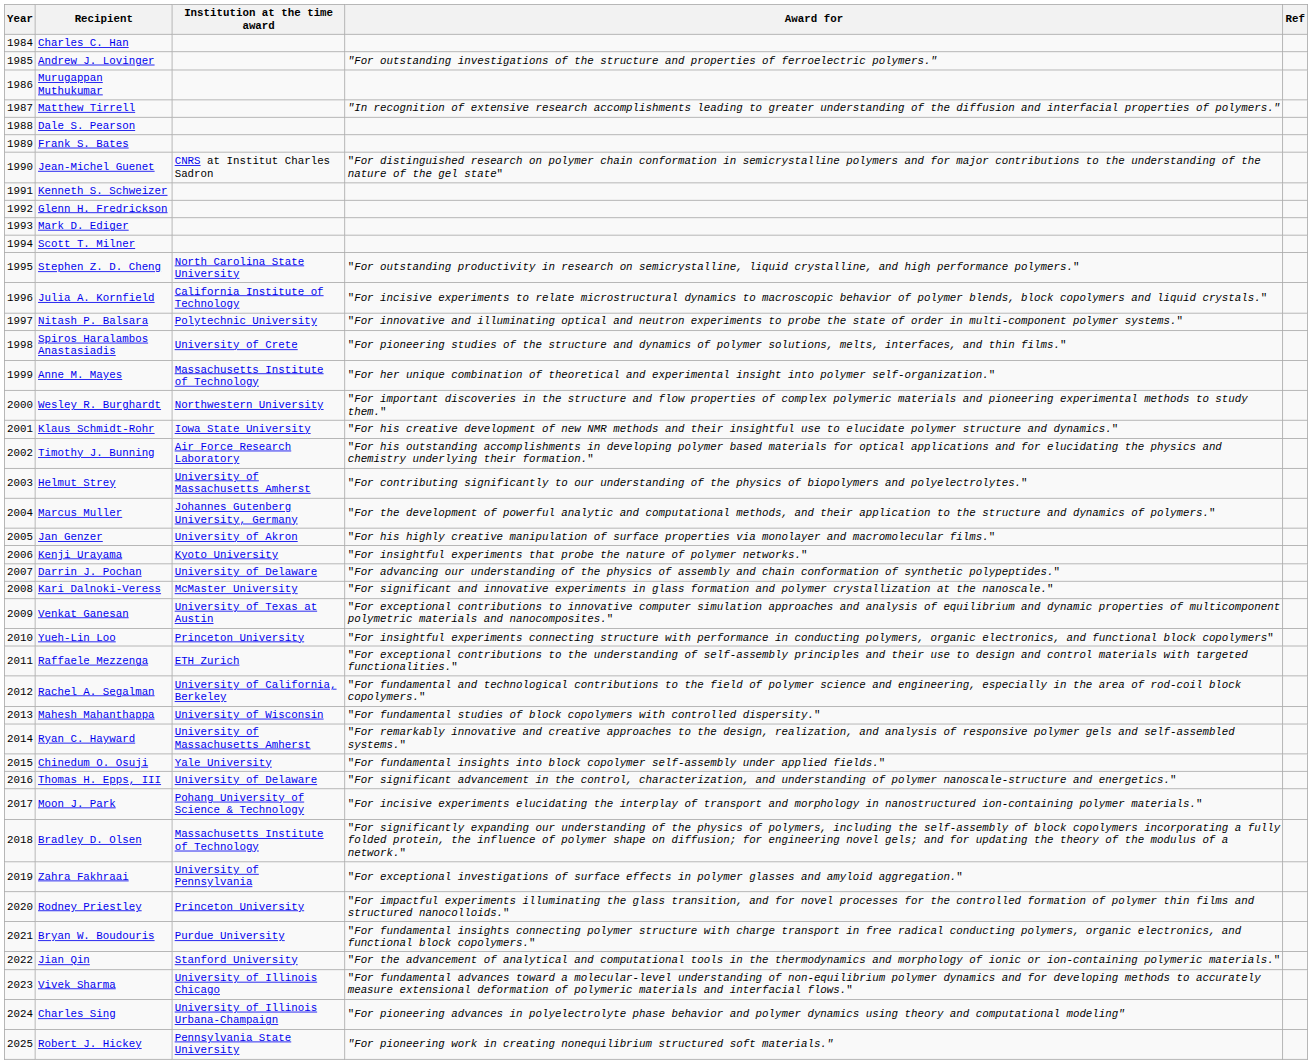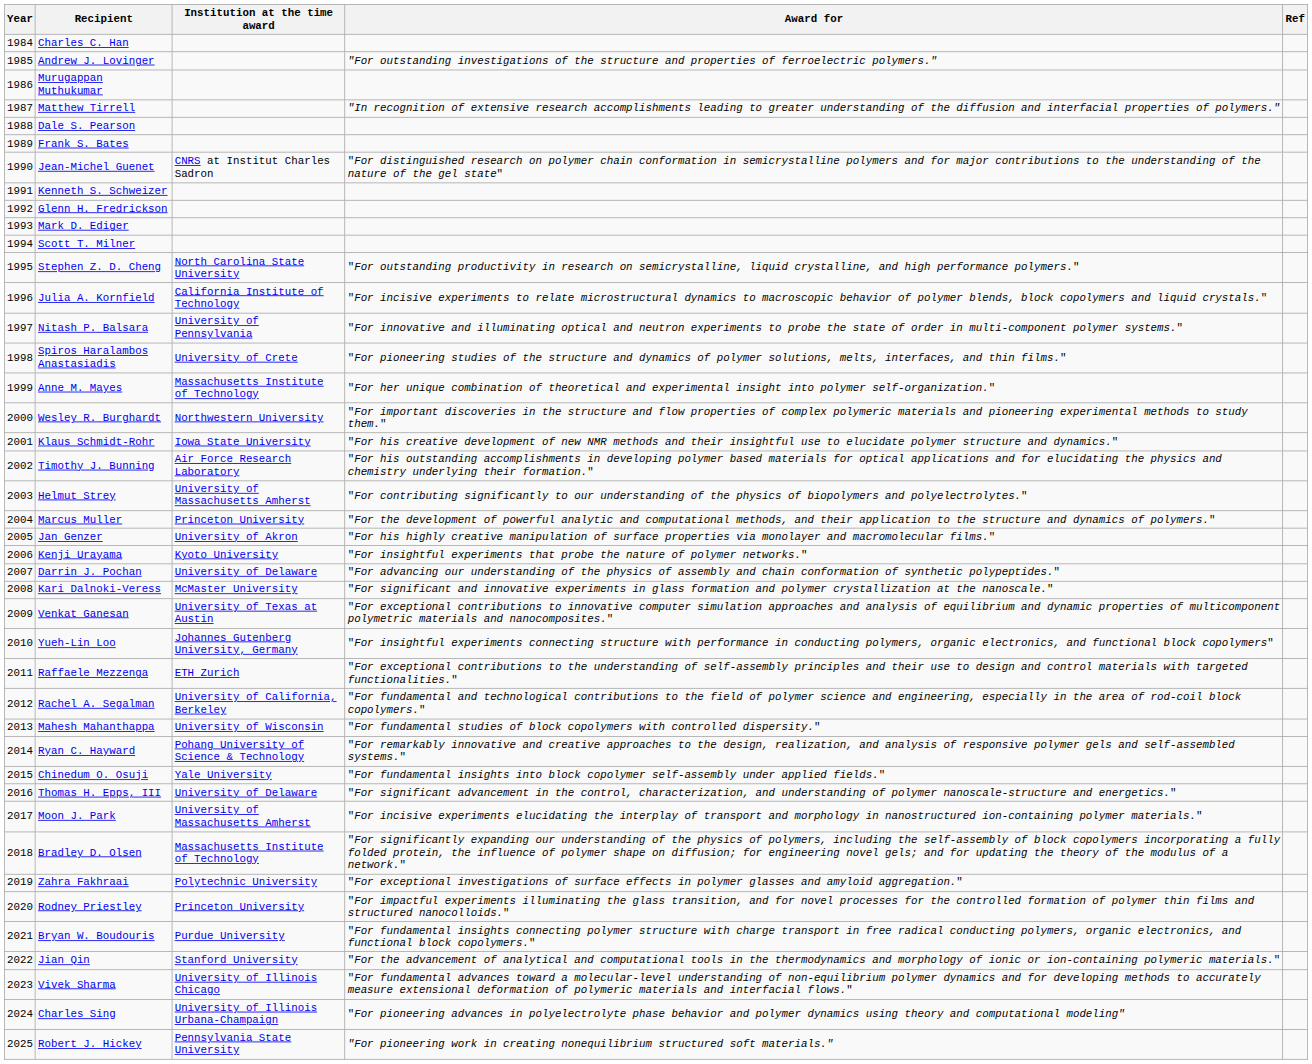(246, 322) Polytechnic University -> (217, 328) University of Pennsylvania
(236, 513) Johannes Gutenberg University, Germany -> (239, 519) Princeton University
(239, 637) Princeton University -> (236, 644) Johannes Gutenberg University, Germany
(243, 739) University of Massachusetts Amherst -> (239, 751) Pohang University of Science & Technology
(239, 804) Pohang University of Science & Technology -> (243, 817) University of Massachusetts Amherst
(217, 877) University of Pennsylvania -> (246, 883) Polytechnic University
